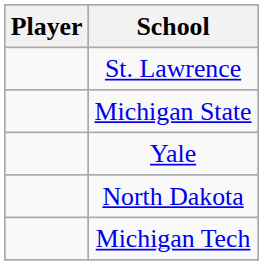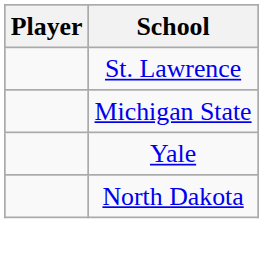- row: (173, 239)
